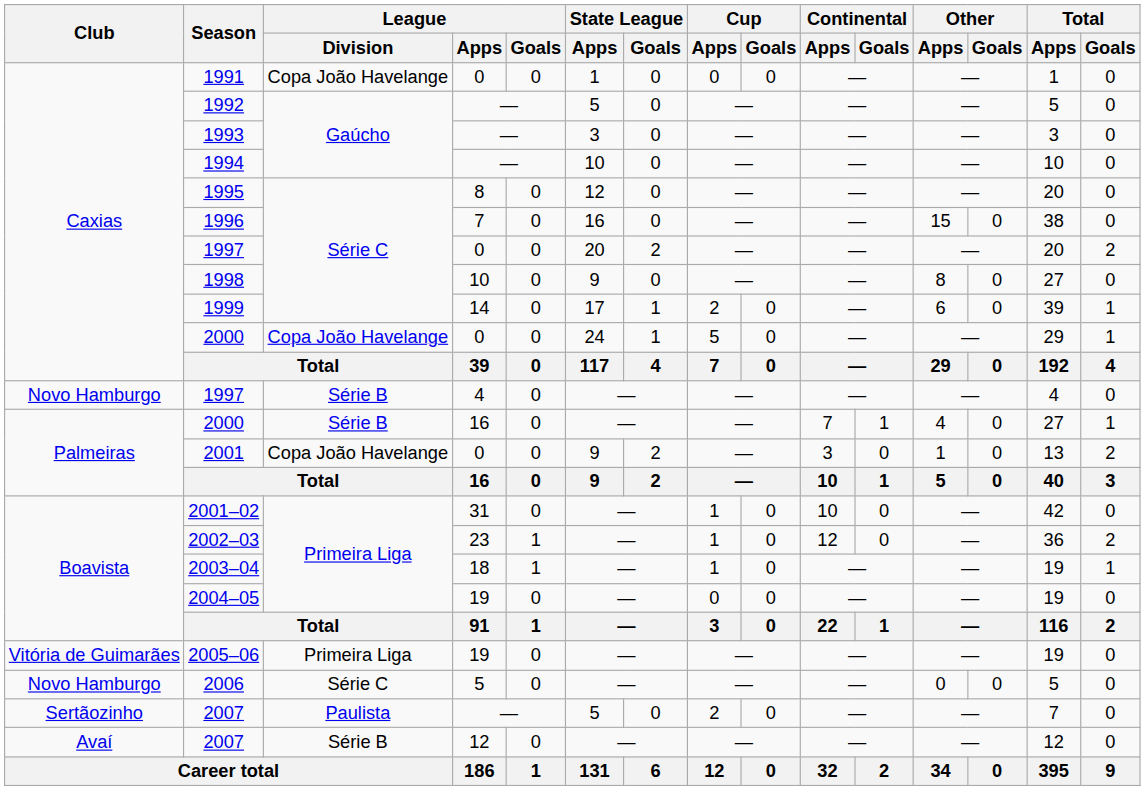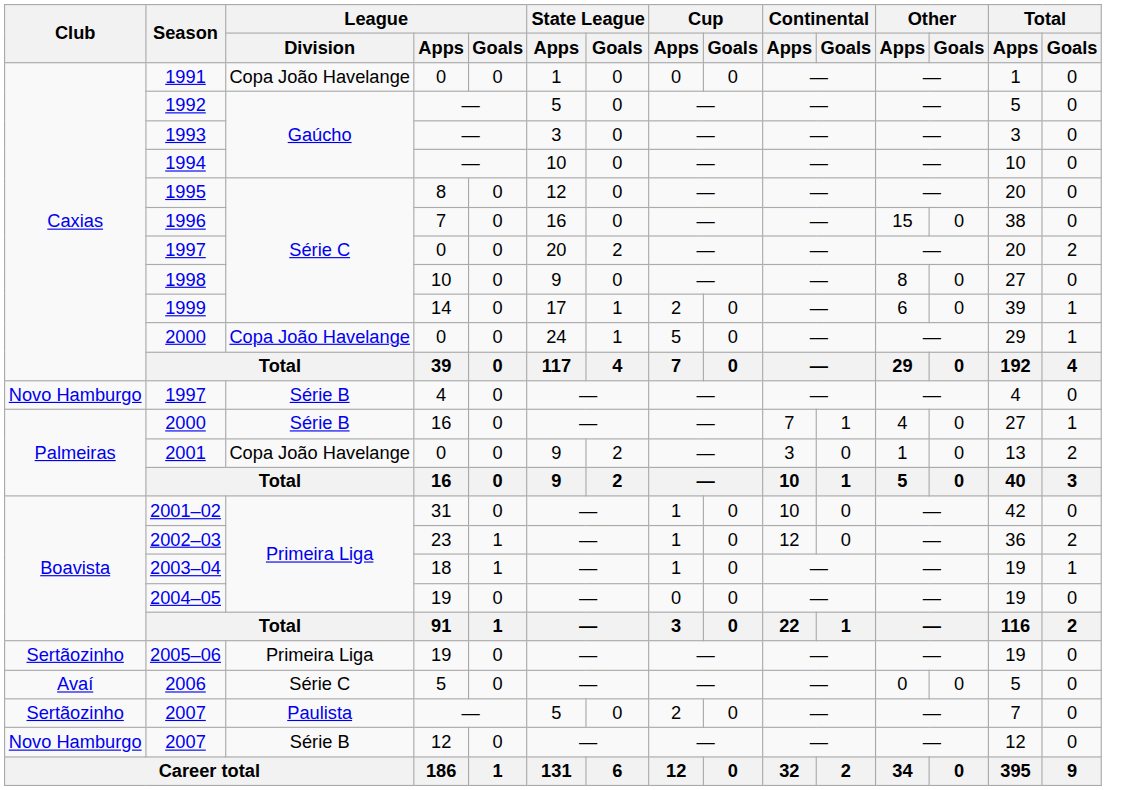(94, 655) Vitória de Guimarães -> (75, 655) Sertãozinho
(94, 684) Novo Hamburgo -> (75, 684) Avaí
(94, 742) Avaí -> (75, 742) Novo Hamburgo
